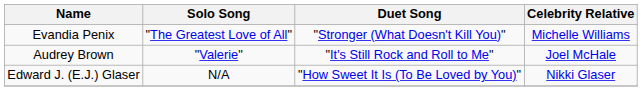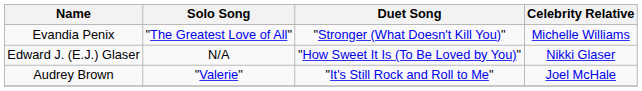rows swapped: (74, 55) <-> (74, 75)
